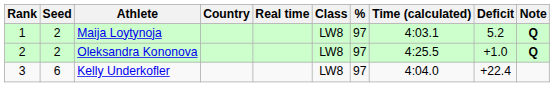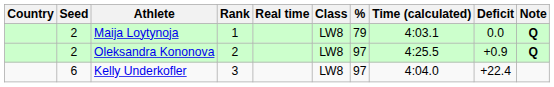columns swapped: (22, 14) <-> (226, 14)
(360, 33) 97 -> (360, 33) 79
(496, 33) 5.2 -> (496, 33) 0.0
(496, 52) +1.0 -> (496, 52) +0.9
